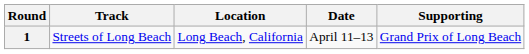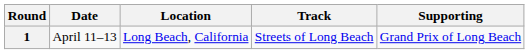columns swapped: (112, 15) <-> (341, 15)
